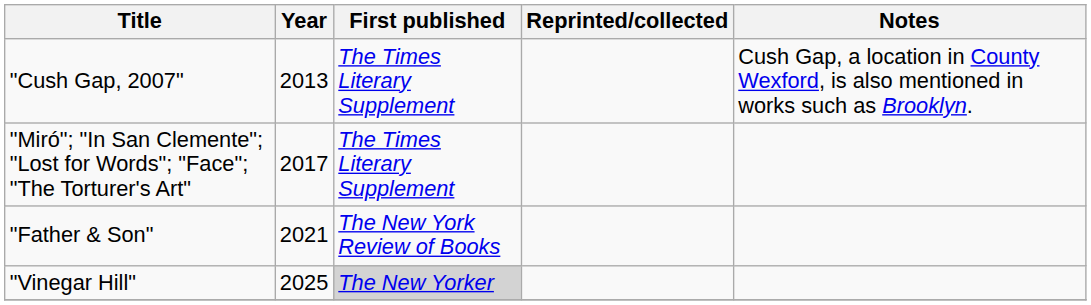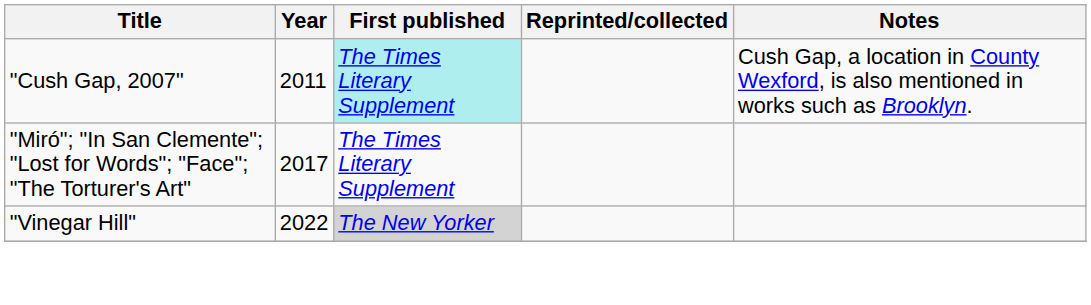(304, 80) 2013 -> (303, 80) 2011
(396, 80) no background -> (396, 80) paleturquoise background
- row: (82, 235)
(304, 282) 2025 -> (304, 223) 2022
